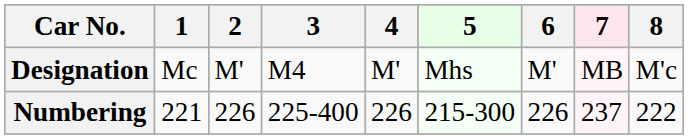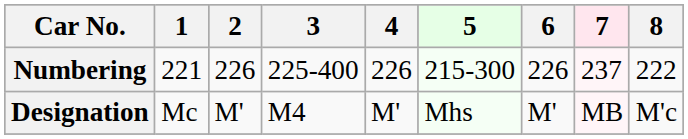rows swapped: (80, 69) <-> (80, 112)
